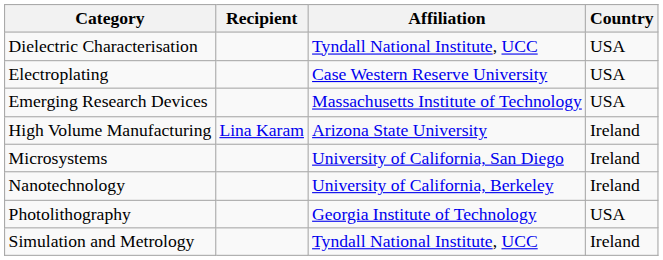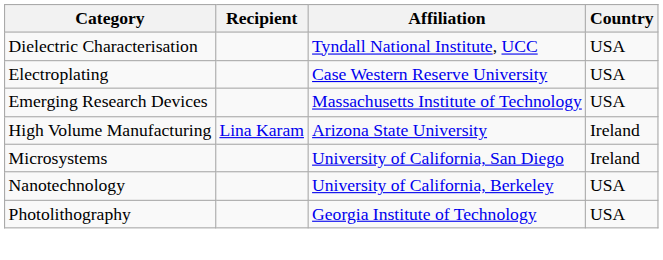(615, 185) Ireland -> (608, 185) USA
- row: (101, 241)
